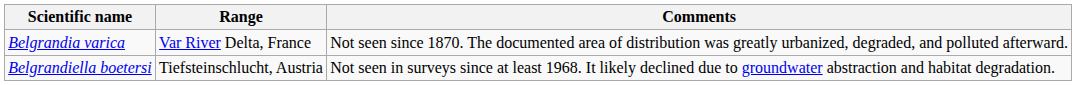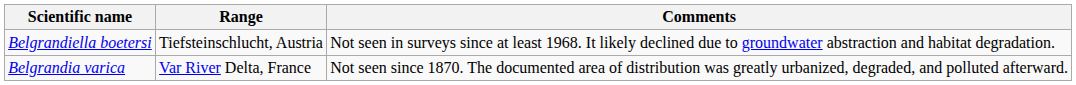rows swapped: (67, 42) <-> (80, 67)
